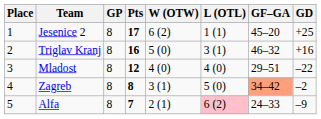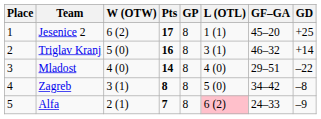columns swapped: (114, 13) <-> (173, 13)
(304, 50) +16 -> (304, 50) +14
(134, 68) 12 -> (168, 68) 14
(265, 86) lightsalmon background -> (265, 86) no background
(301, 86) –2 -> (301, 86) –8
